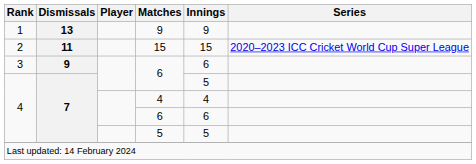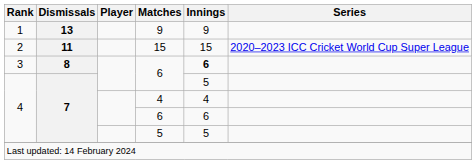(67, 64) 9 -> (67, 64) 8
(206, 64) normal -> (206, 64) bold
